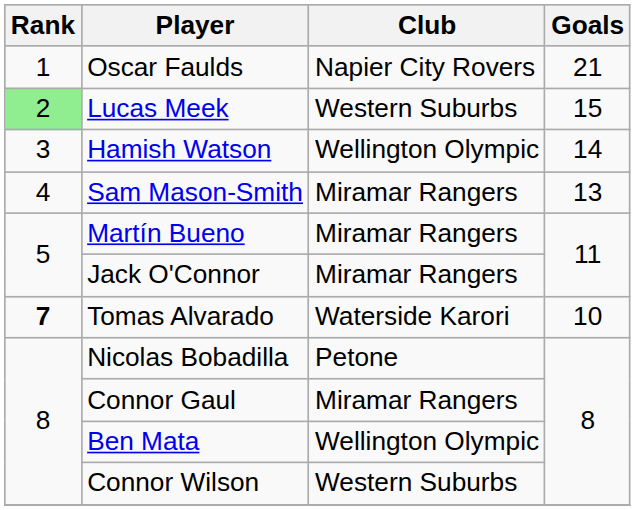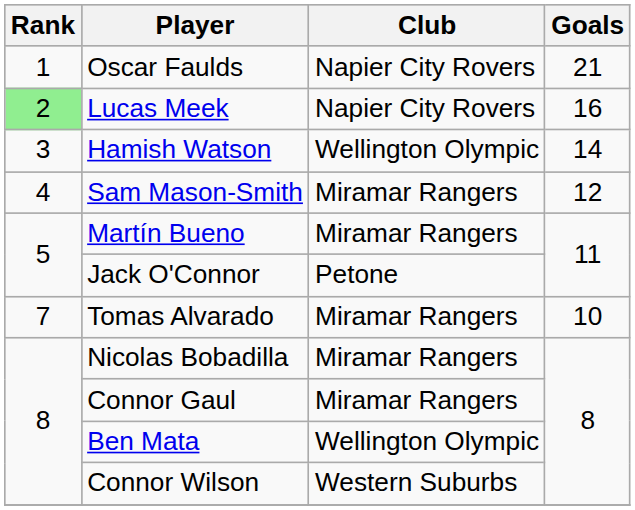(416, 108) Western Suburbs -> (425, 108) Napier City Rovers
(588, 108) 15 -> (588, 108) 16
(588, 191) 13 -> (588, 191) 12
(416, 274) Miramar Rangers -> (357, 274) Petone
(43, 316) bold -> (43, 316) normal
(412, 316) Waterside Karori -> (416, 316) Miramar Rangers
(357, 358) Petone -> (416, 358) Miramar Rangers
